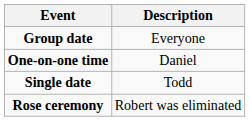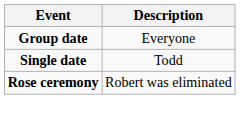- row: (58, 60)
